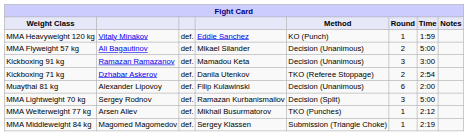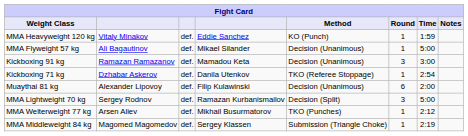(403, 48) 2 -> (403, 48) 1
(403, 74) 2 -> (403, 74) 1
